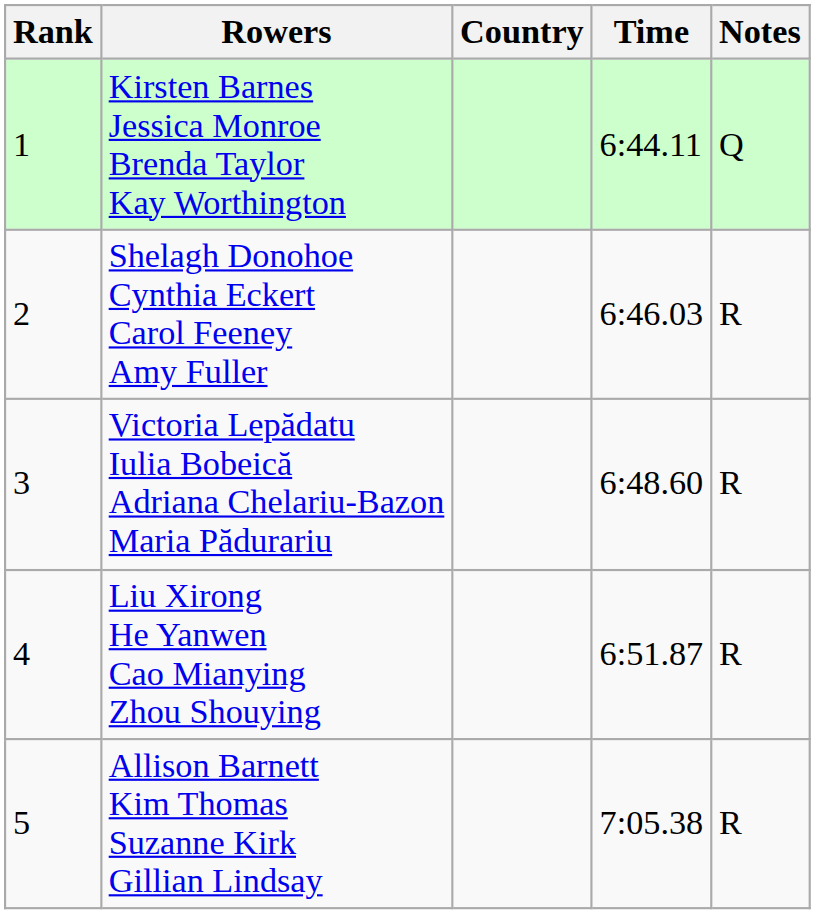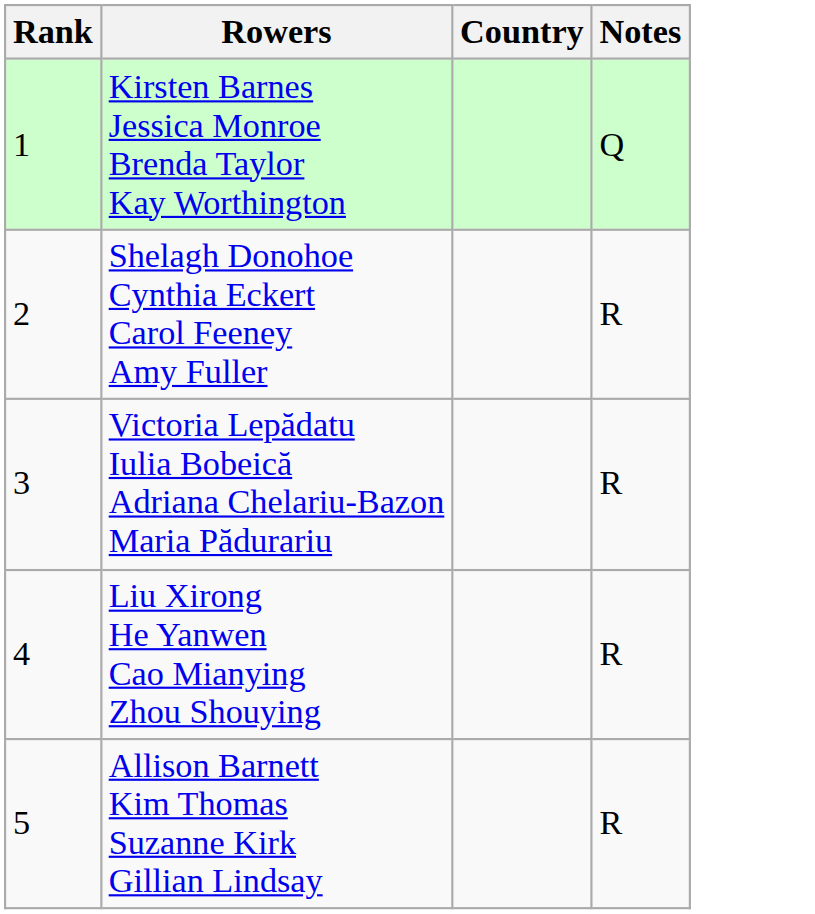- column: (651, 31)
